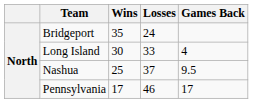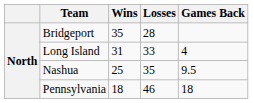(149, 32) 24 -> (149, 32) 28
(117, 51) 30 -> (117, 51) 31
(149, 70) 37 -> (149, 70) 35
(117, 88) 17 -> (117, 88) 18
(187, 88) 17 -> (187, 88) 18
